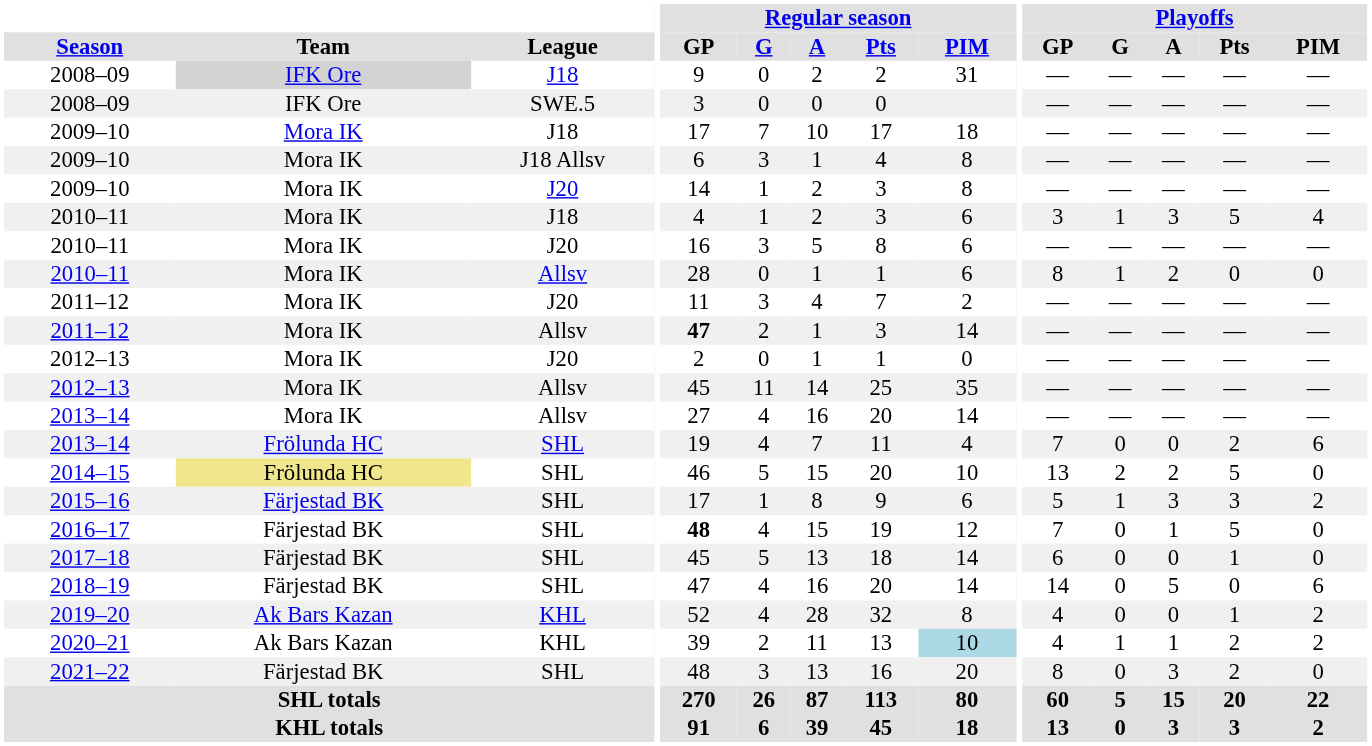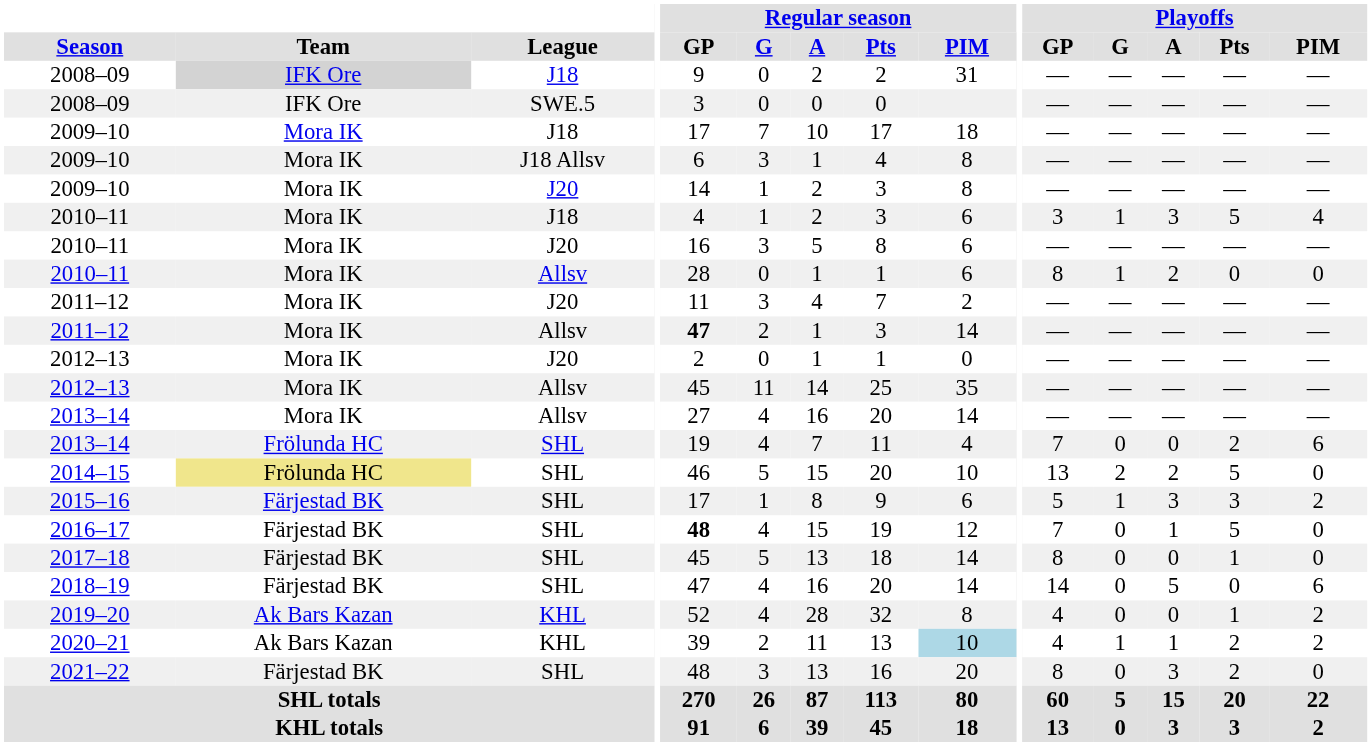(1058, 557) 6 -> (1058, 557) 8
